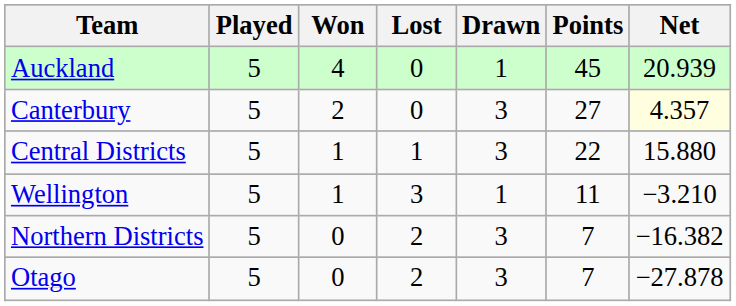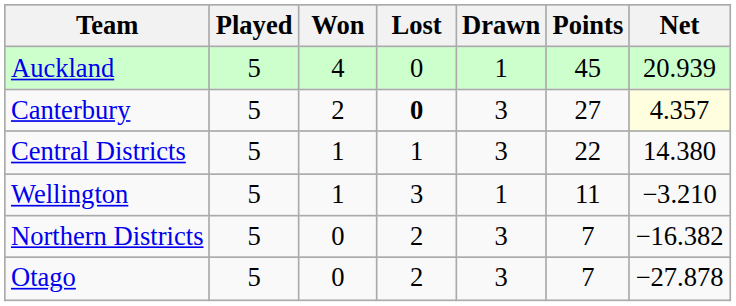(417, 109) normal -> (417, 109) bold
(680, 151) 15.880 -> (680, 151) 14.380
